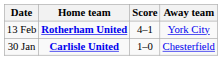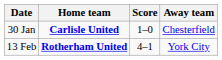rows swapped: (22, 47) <-> (22, 30)
